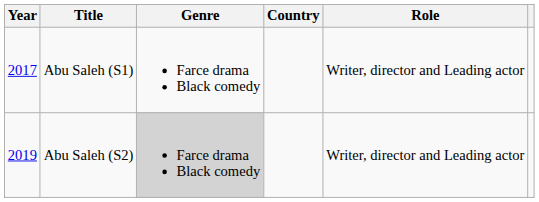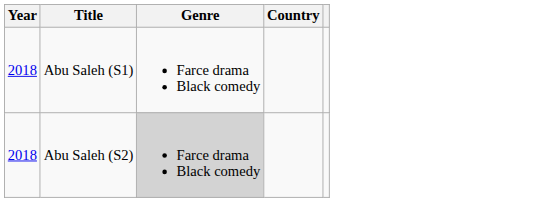- column: (425, 16)
(22, 70) 2017 -> (22, 70) 2018
(22, 155) 2019 -> (22, 155) 2018
